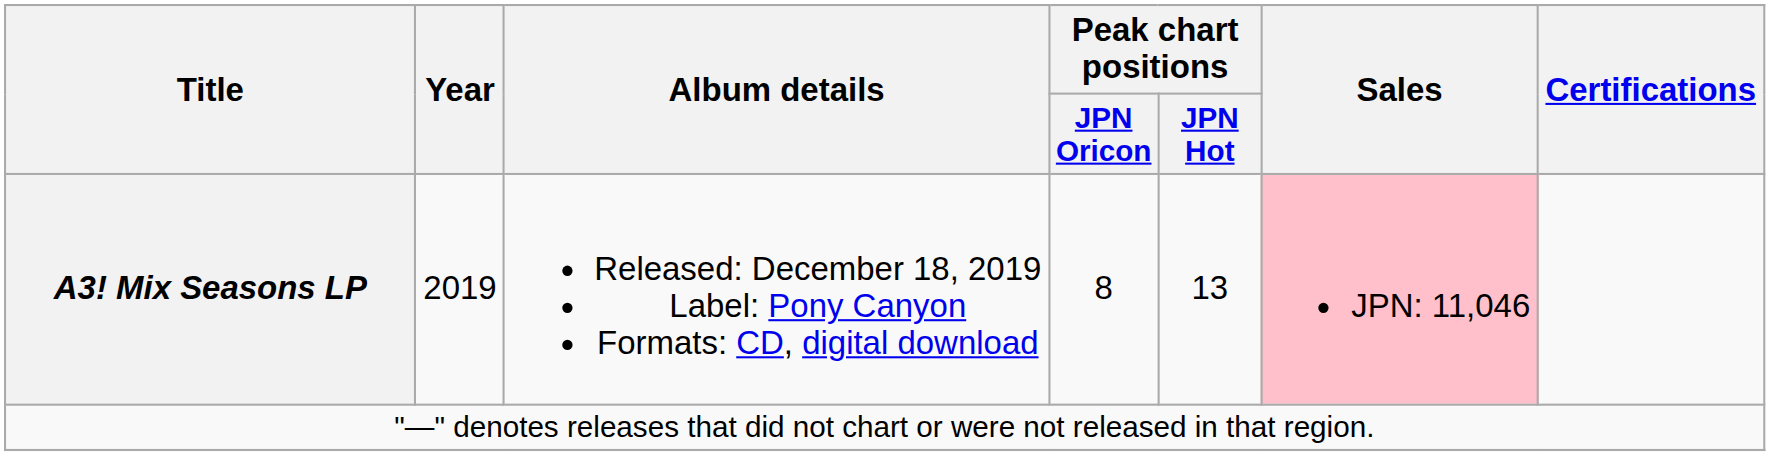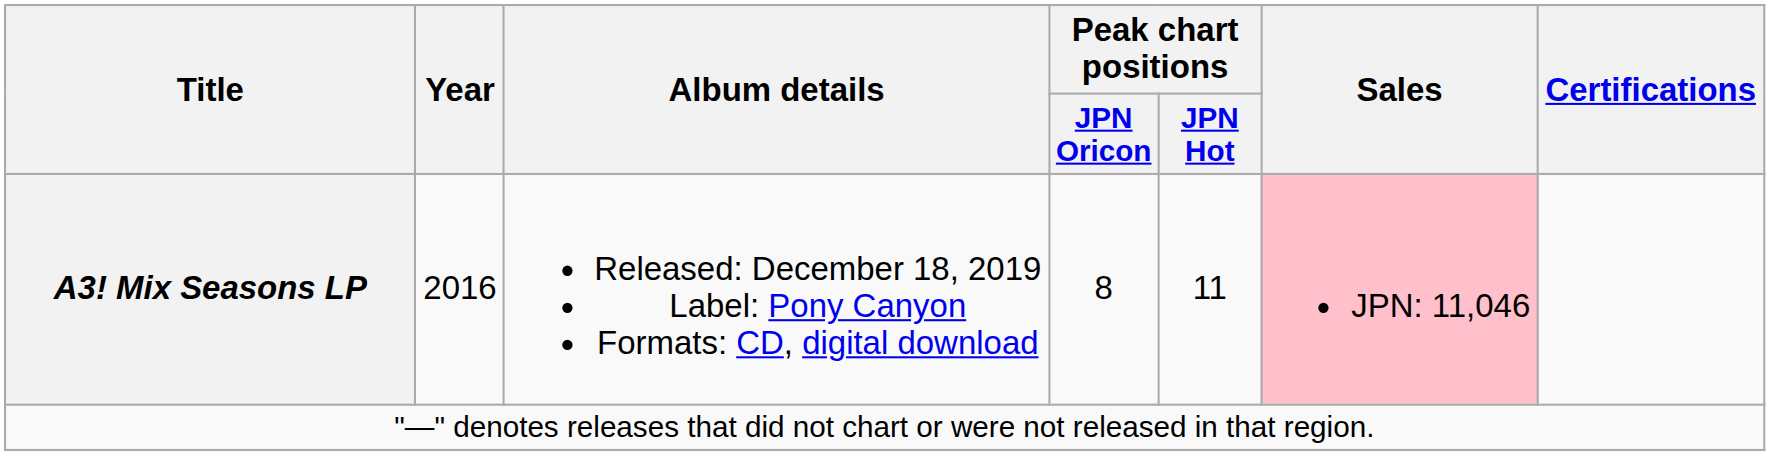(460, 288) 2019 -> (460, 288) 2016
(1210, 288) 13 -> (1210, 288) 11
